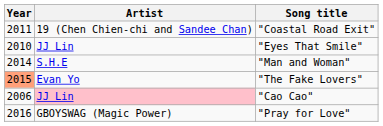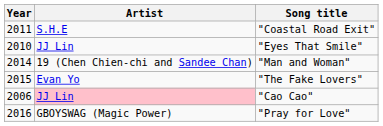(145, 30) 19 (Chen Chien-chi and Sandee Chan) -> (52, 30) S.H.E
(52, 63) S.H.E -> (145, 63) 19 (Chen Chien-chi and Sandee Chan)
(19, 80) lightsalmon background -> (19, 80) no background
